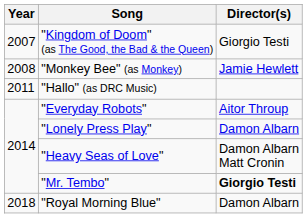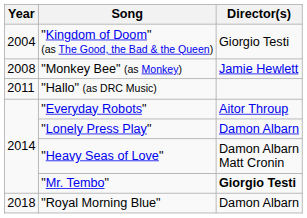(21, 41) 2007 -> (21, 41) 2004
